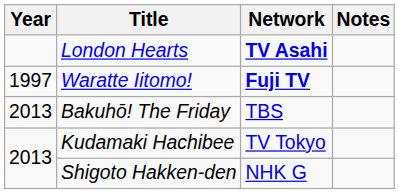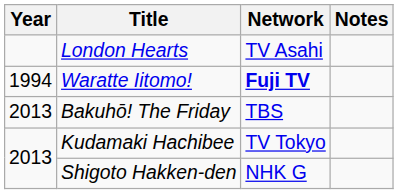(286, 50) bold -> (284, 50) normal
(31, 81) 1997 -> (31, 81) 1994
